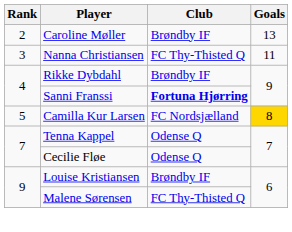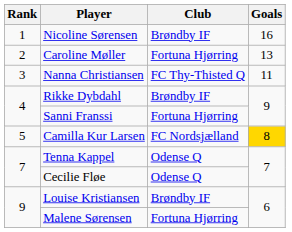+ row: (90, 34)
(180, 34) Brøndby IF -> (194, 55) Fortuna Hjørring
(199, 95) bold -> (194, 116) normal
(198, 197) FC Thy-Thisted Q -> (194, 217) Fortuna Hjørring
